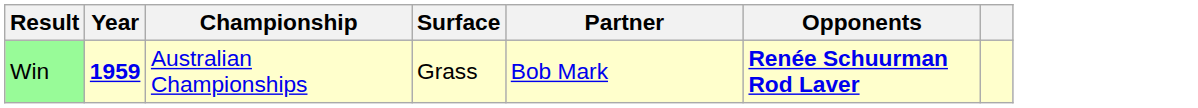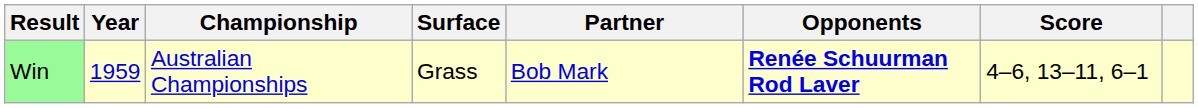+ column: (1071, 22)
(115, 71) bold -> (115, 71) normal
